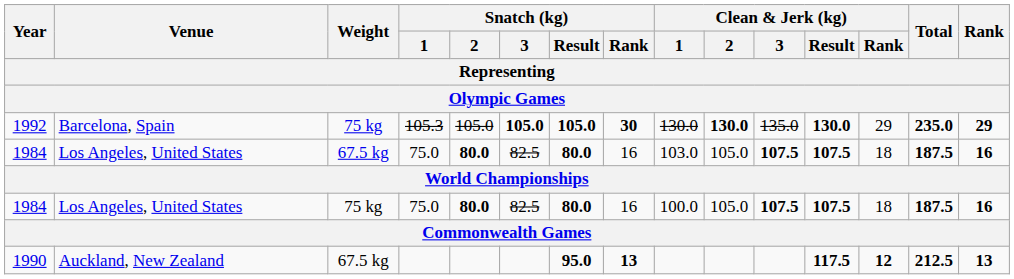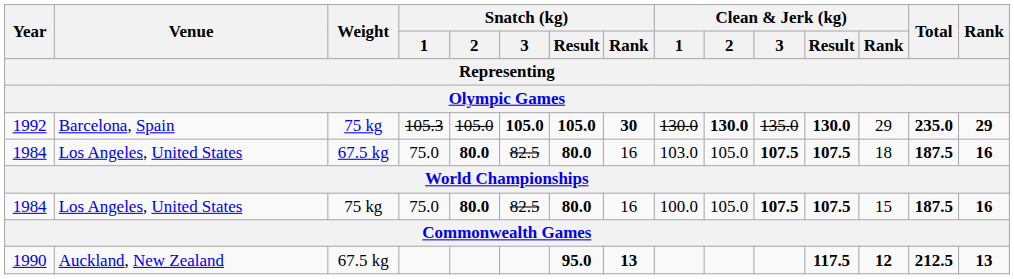(884, 206) 18 -> (884, 206) 15
